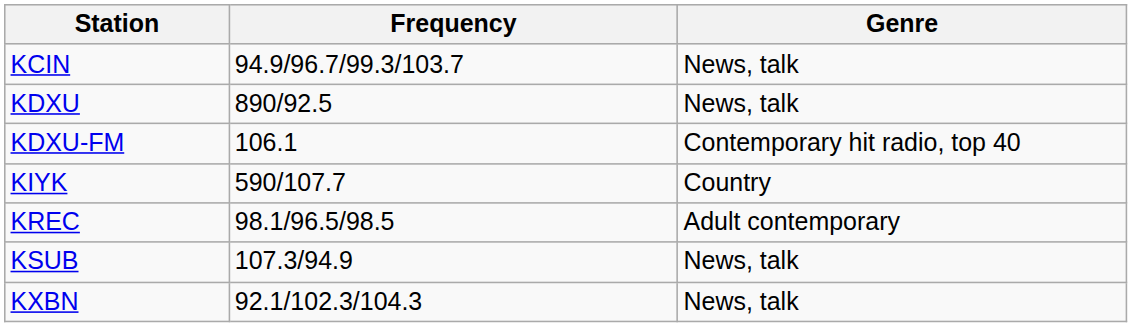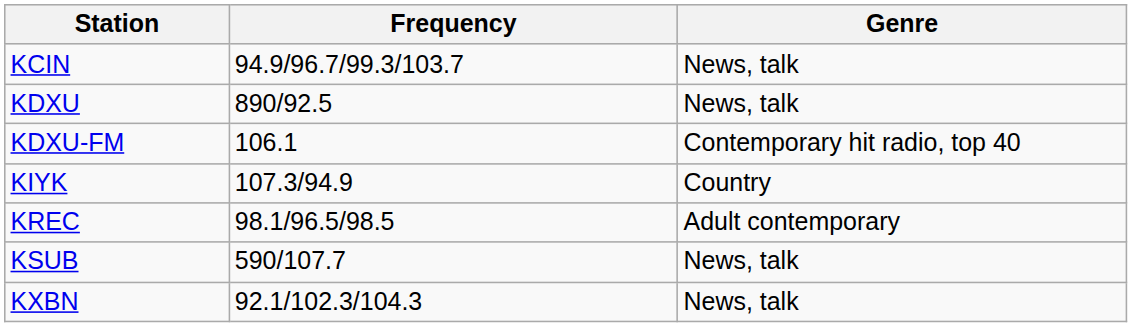(290, 182) 590/107.7 -> (294, 182) 107.3/94.9
(294, 261) 107.3/94.9 -> (290, 261) 590/107.7
